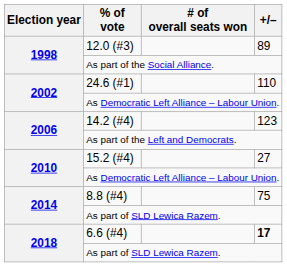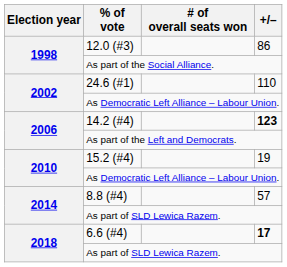(264, 45) 89 -> (264, 45) 86
(267, 121) normal -> (267, 121) bold
(264, 158) 27 -> (264, 158) 19
(264, 196) 75 -> (264, 196) 57
